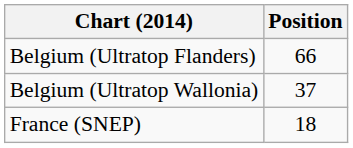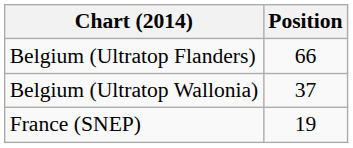(305, 124) 18 -> (305, 124) 19
